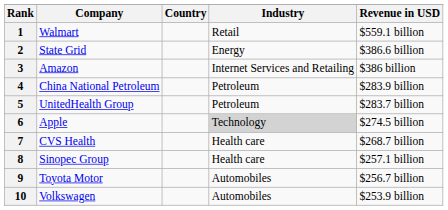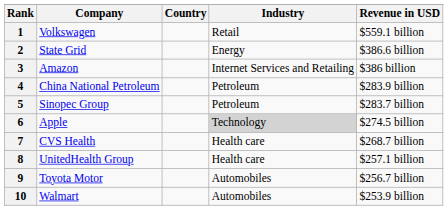(59, 31) Walmart -> (67, 31) Volkswagen
(86, 104) UnitedHealth Group -> (74, 104) Sinopec Group
(74, 159) Sinopec Group -> (86, 159) UnitedHealth Group
(67, 196) Volkswagen -> (59, 196) Walmart
